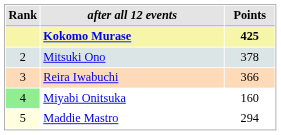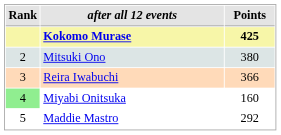(250, 57) 378 -> (250, 57) 380
(23, 118) lightyellow background -> (23, 118) no background
(250, 118) 294 -> (250, 118) 292
